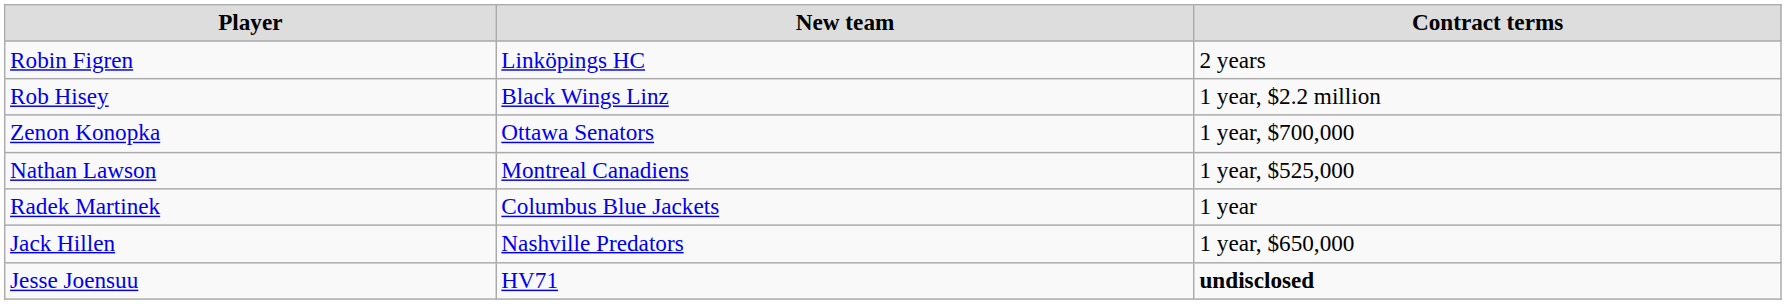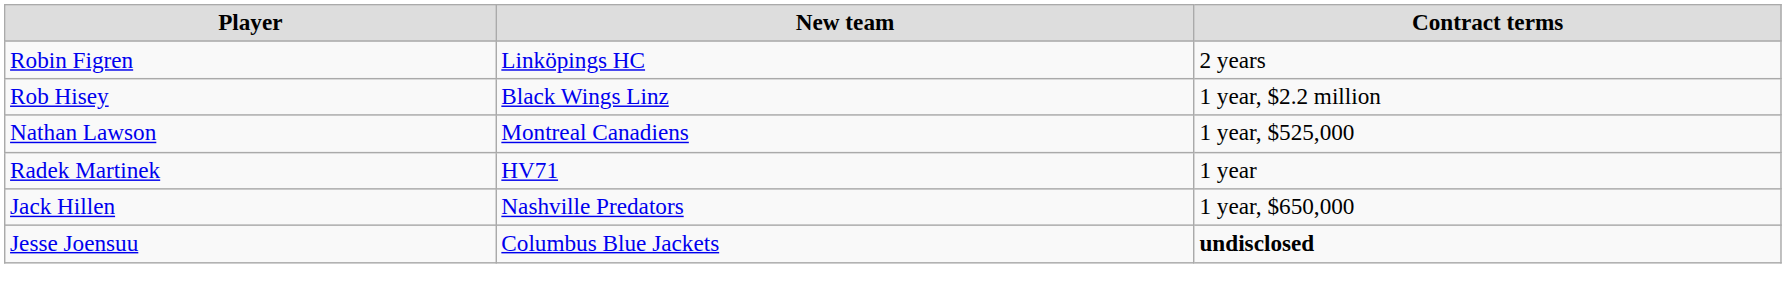- row: (85, 133)
(610, 206) Columbus Blue Jackets -> (530, 170) HV71
(530, 280) HV71 -> (610, 243) Columbus Blue Jackets
